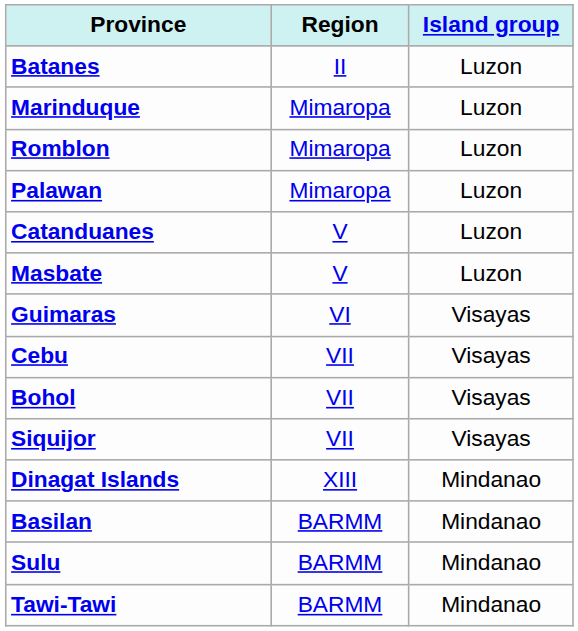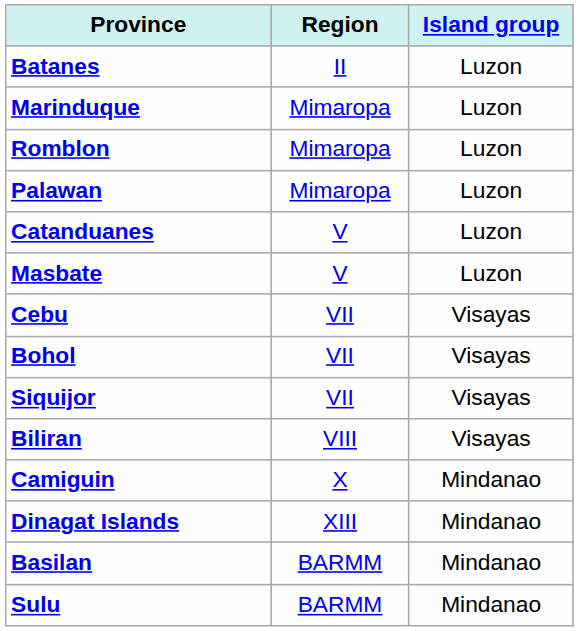- row: (64, 314)
+ row: (46, 438)
+ row: (63, 479)
- row: (64, 604)
